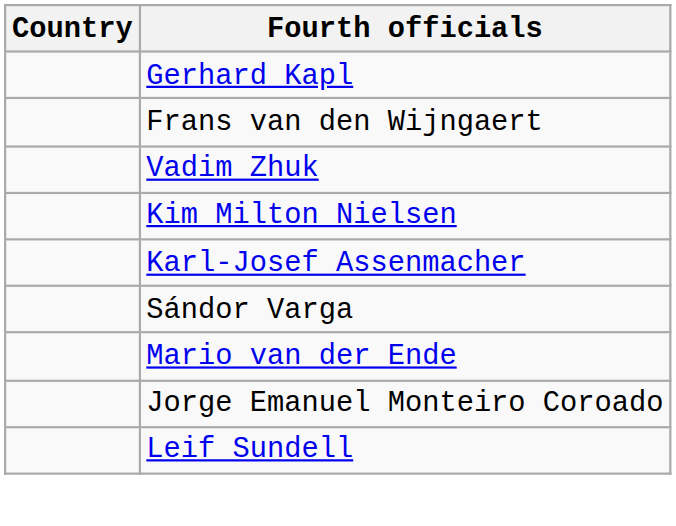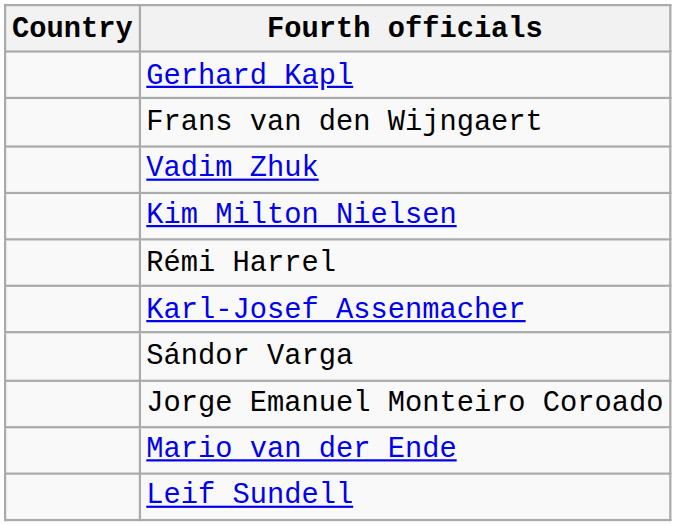+ row: (241, 263)
rows swapped: (301, 356) <-> (405, 403)
